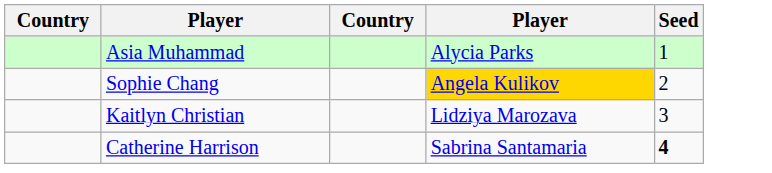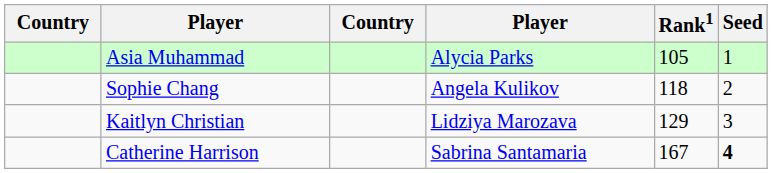+ column: (686, 23)
(495, 83) gold background -> (495, 89) no background
